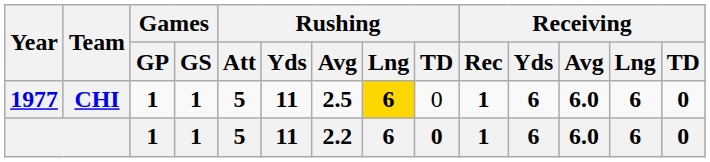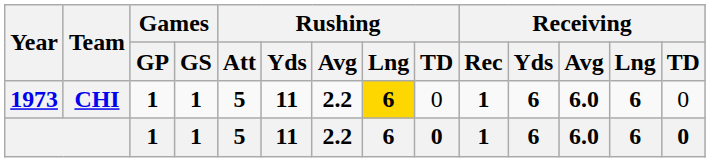(34, 99) 1977 -> (34, 99) 1973
(337, 99) 2.5 -> (337, 99) 2.2
(683, 99) bold -> (683, 99) normal
